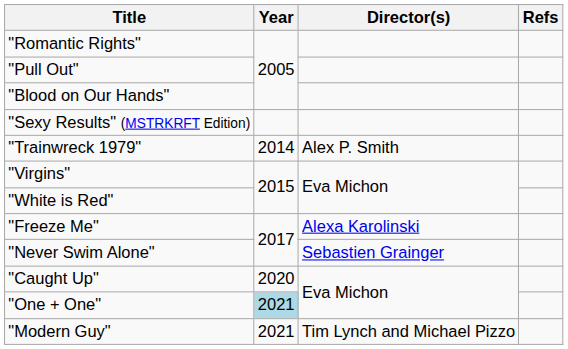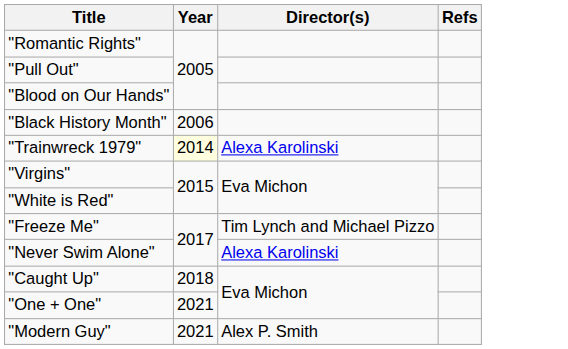+ row: (87, 122)
- row: (129, 122)
(276, 148) no background -> (195, 148) lightyellow background
(350, 148) Alex P. Smith -> (280, 148) Alexa Karolinski
(361, 226) Alexa Karolinski -> (328, 226) Tim Lynch and Michael Pizzo
(373, 252) Sebastien Grainger -> (280, 252) Alexa Karolinski
(276, 278) 2020 -> (195, 278) 2018
(276, 305) lightblue background -> (195, 305) no background
(409, 331) Tim Lynch and Michael Pizzo -> (270, 331) Alex P. Smith
